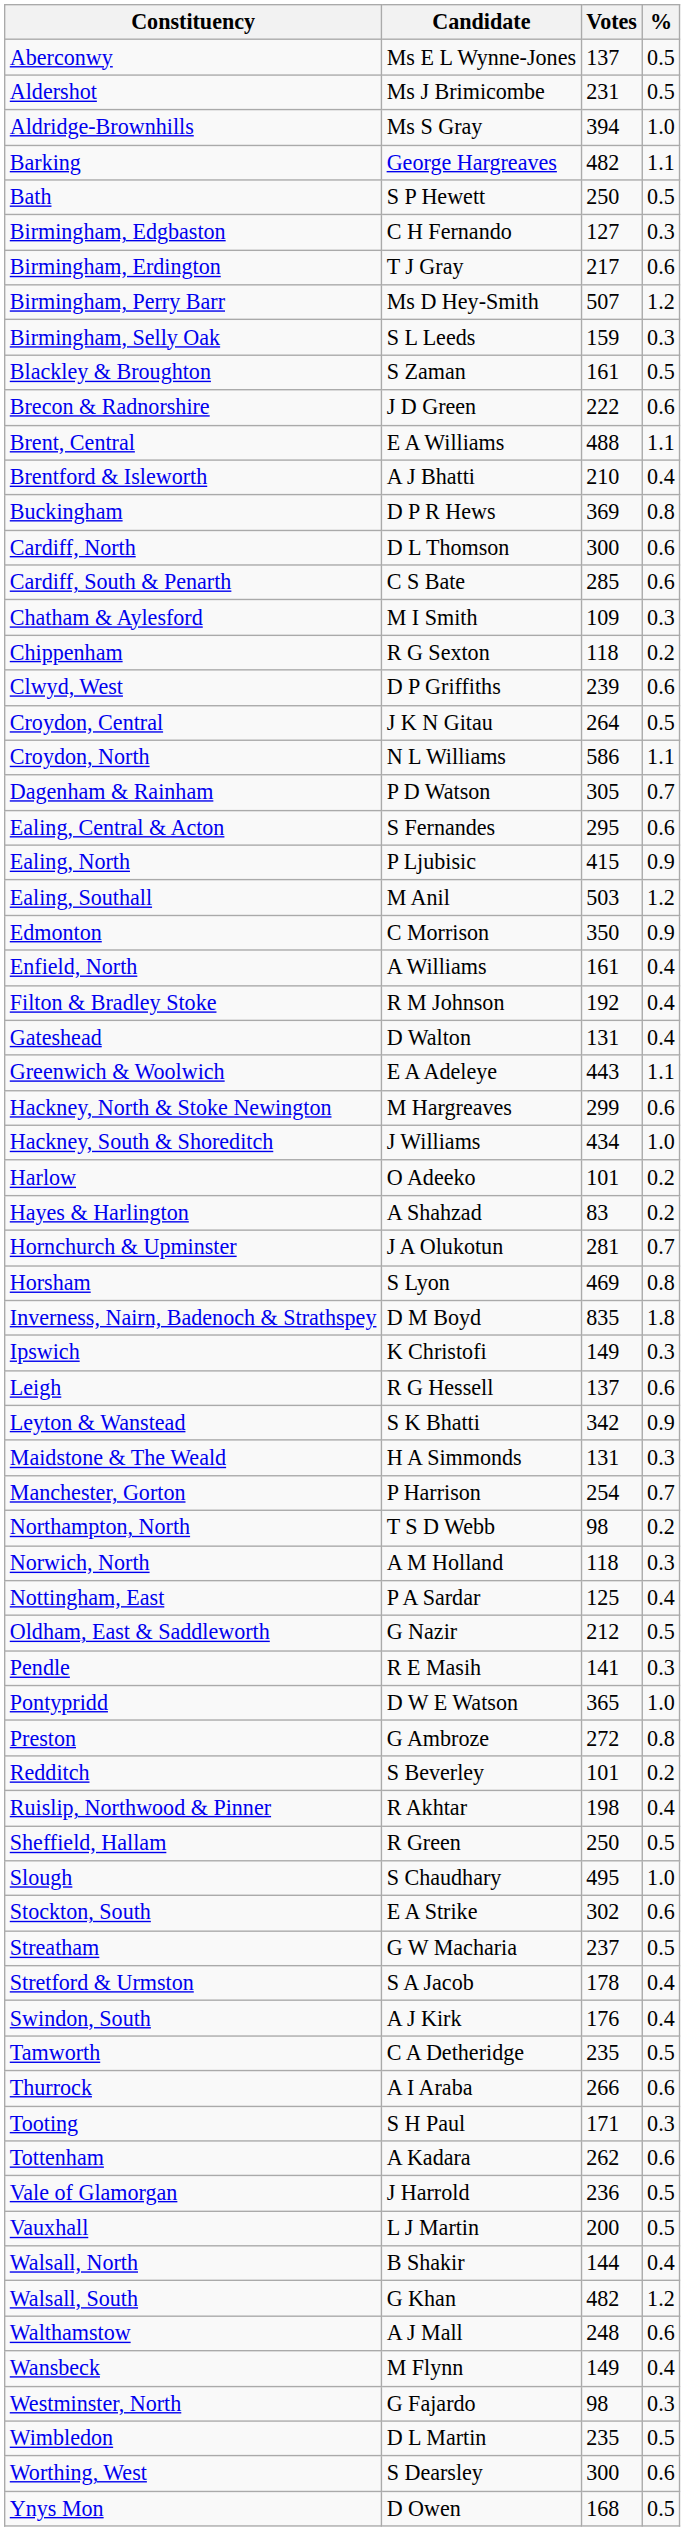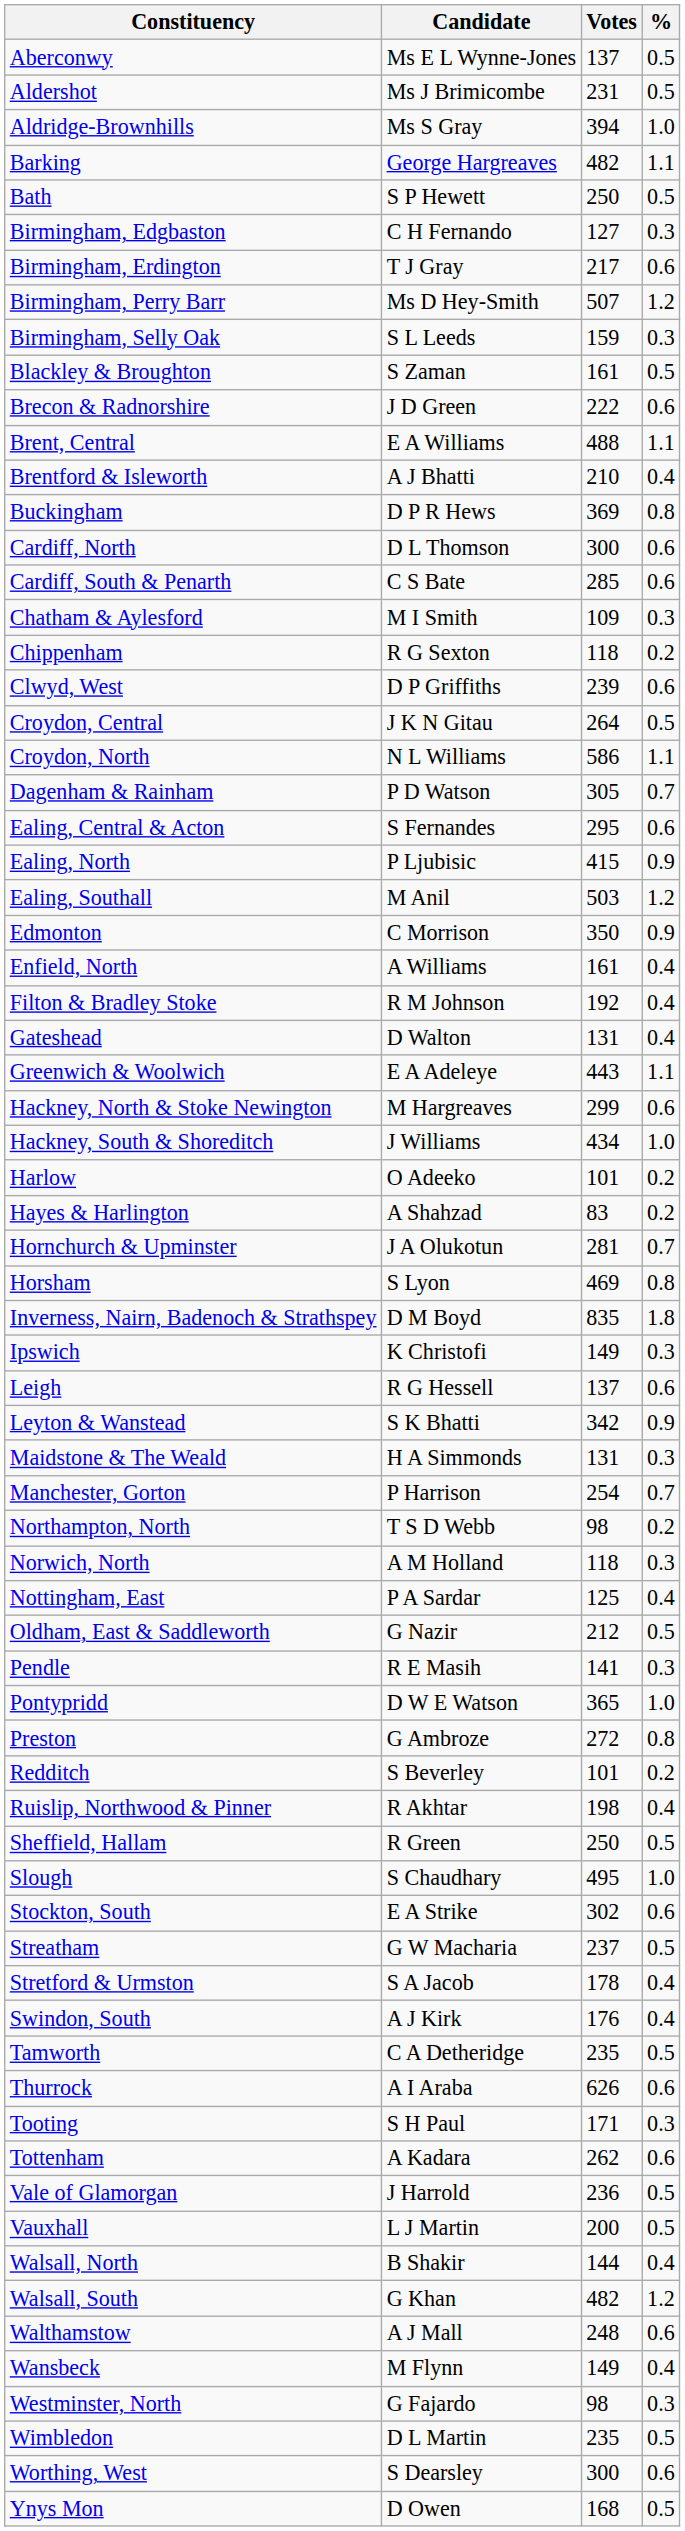(603, 2088) 266 -> (603, 2088) 626
